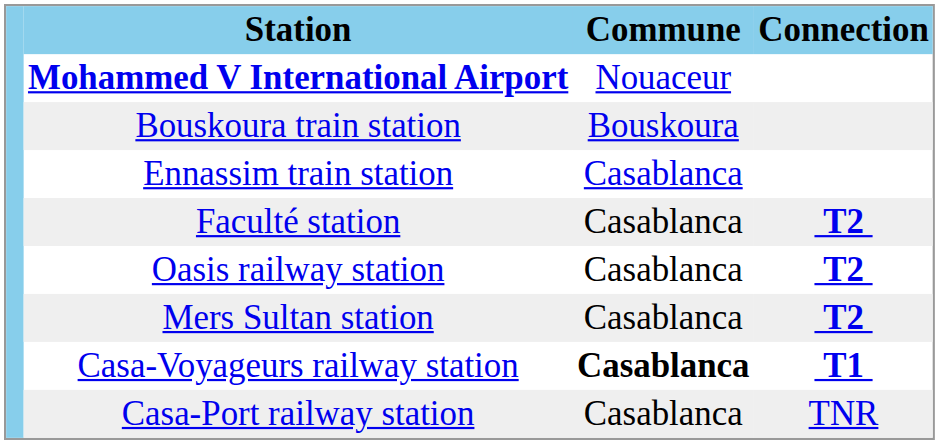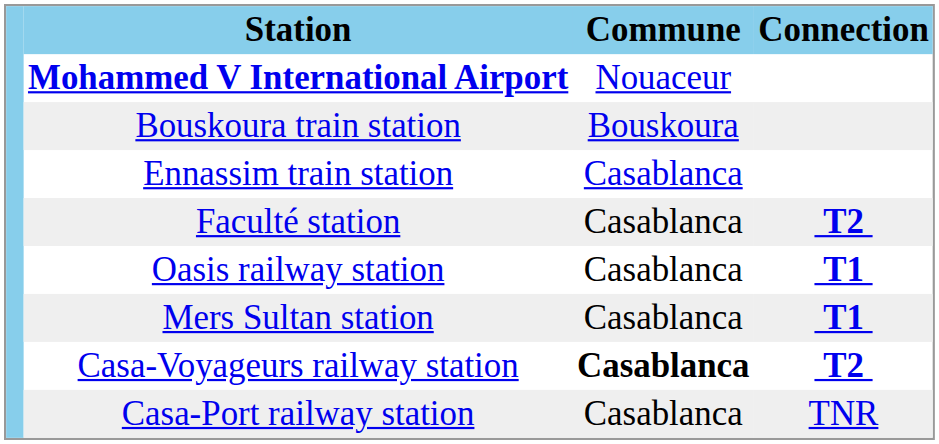(844, 269) T2 -> (844, 269) T1
(844, 317) T2 -> (844, 317) T1
(844, 365) T1 -> (844, 365) T2
